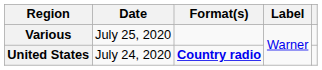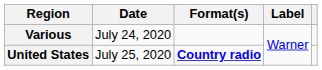(133, 34) July 25, 2020 -> (133, 34) July 24, 2020
(133, 55) July 24, 2020 -> (133, 55) July 25, 2020
